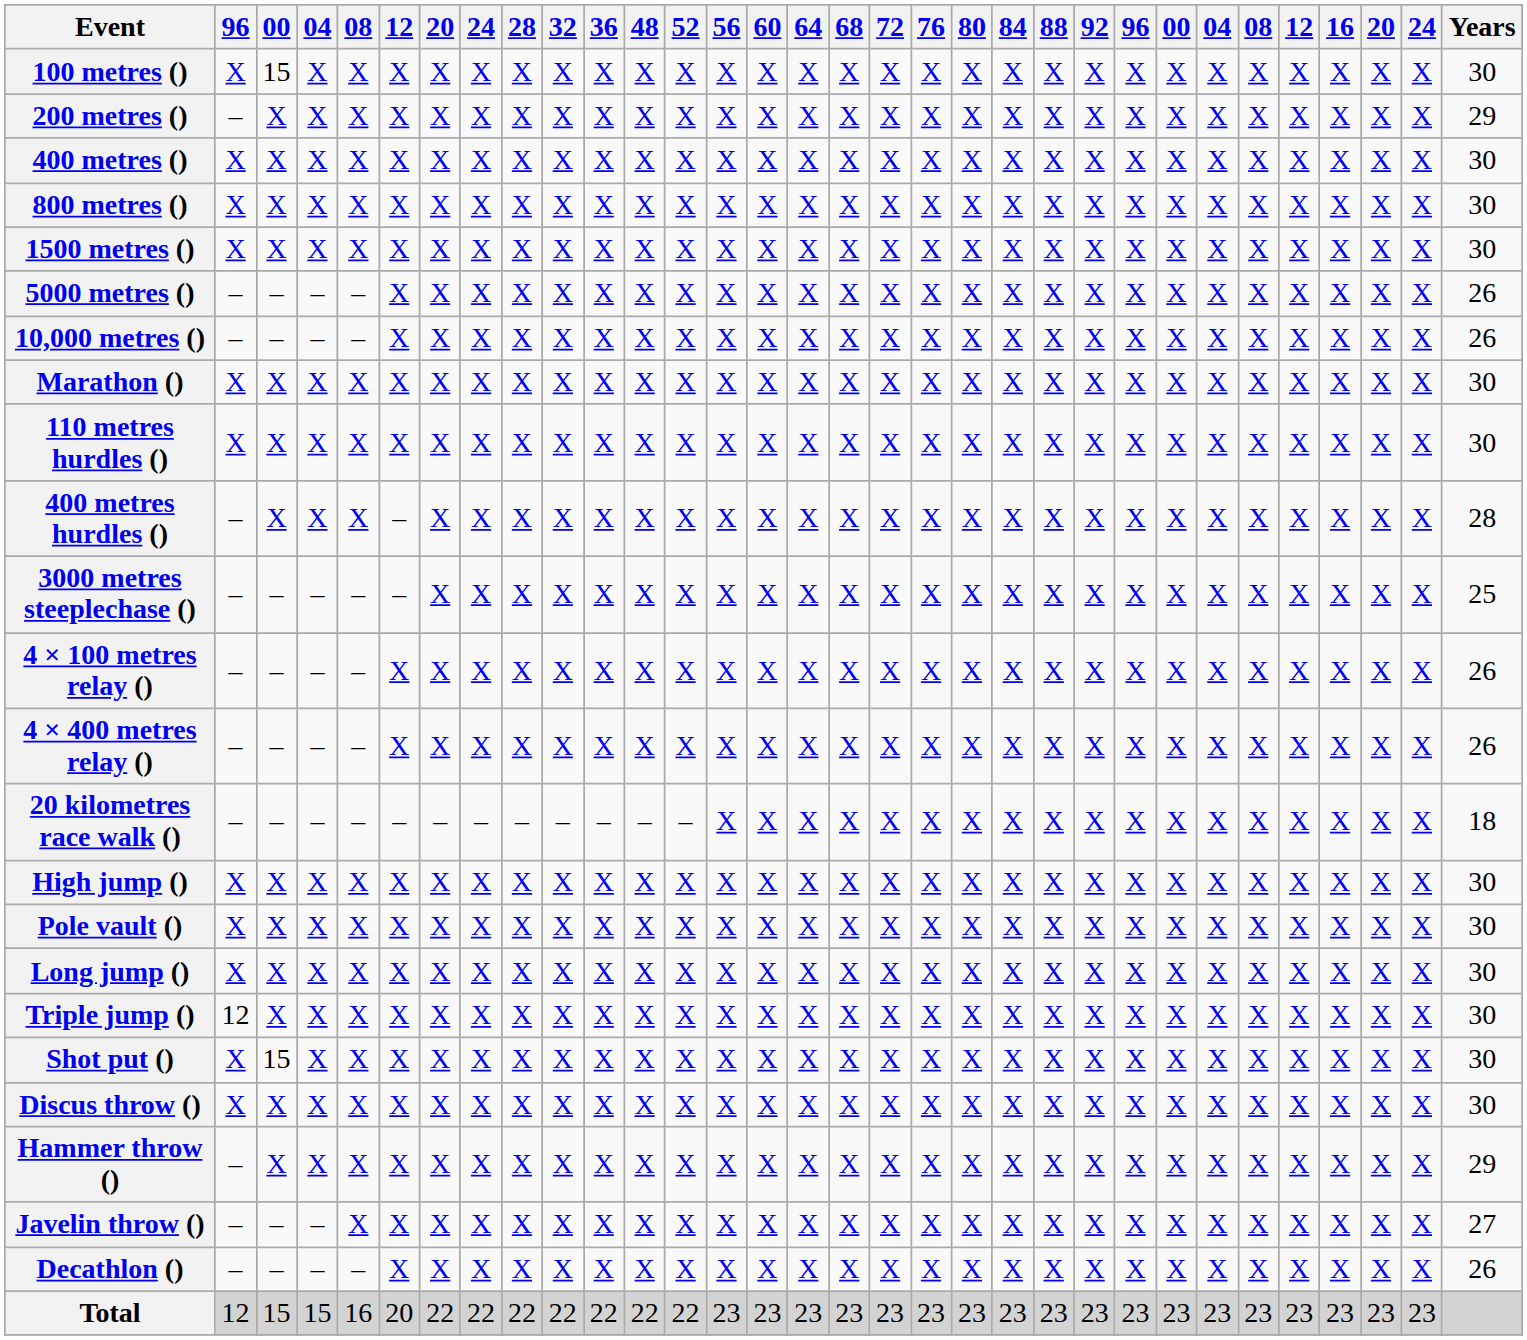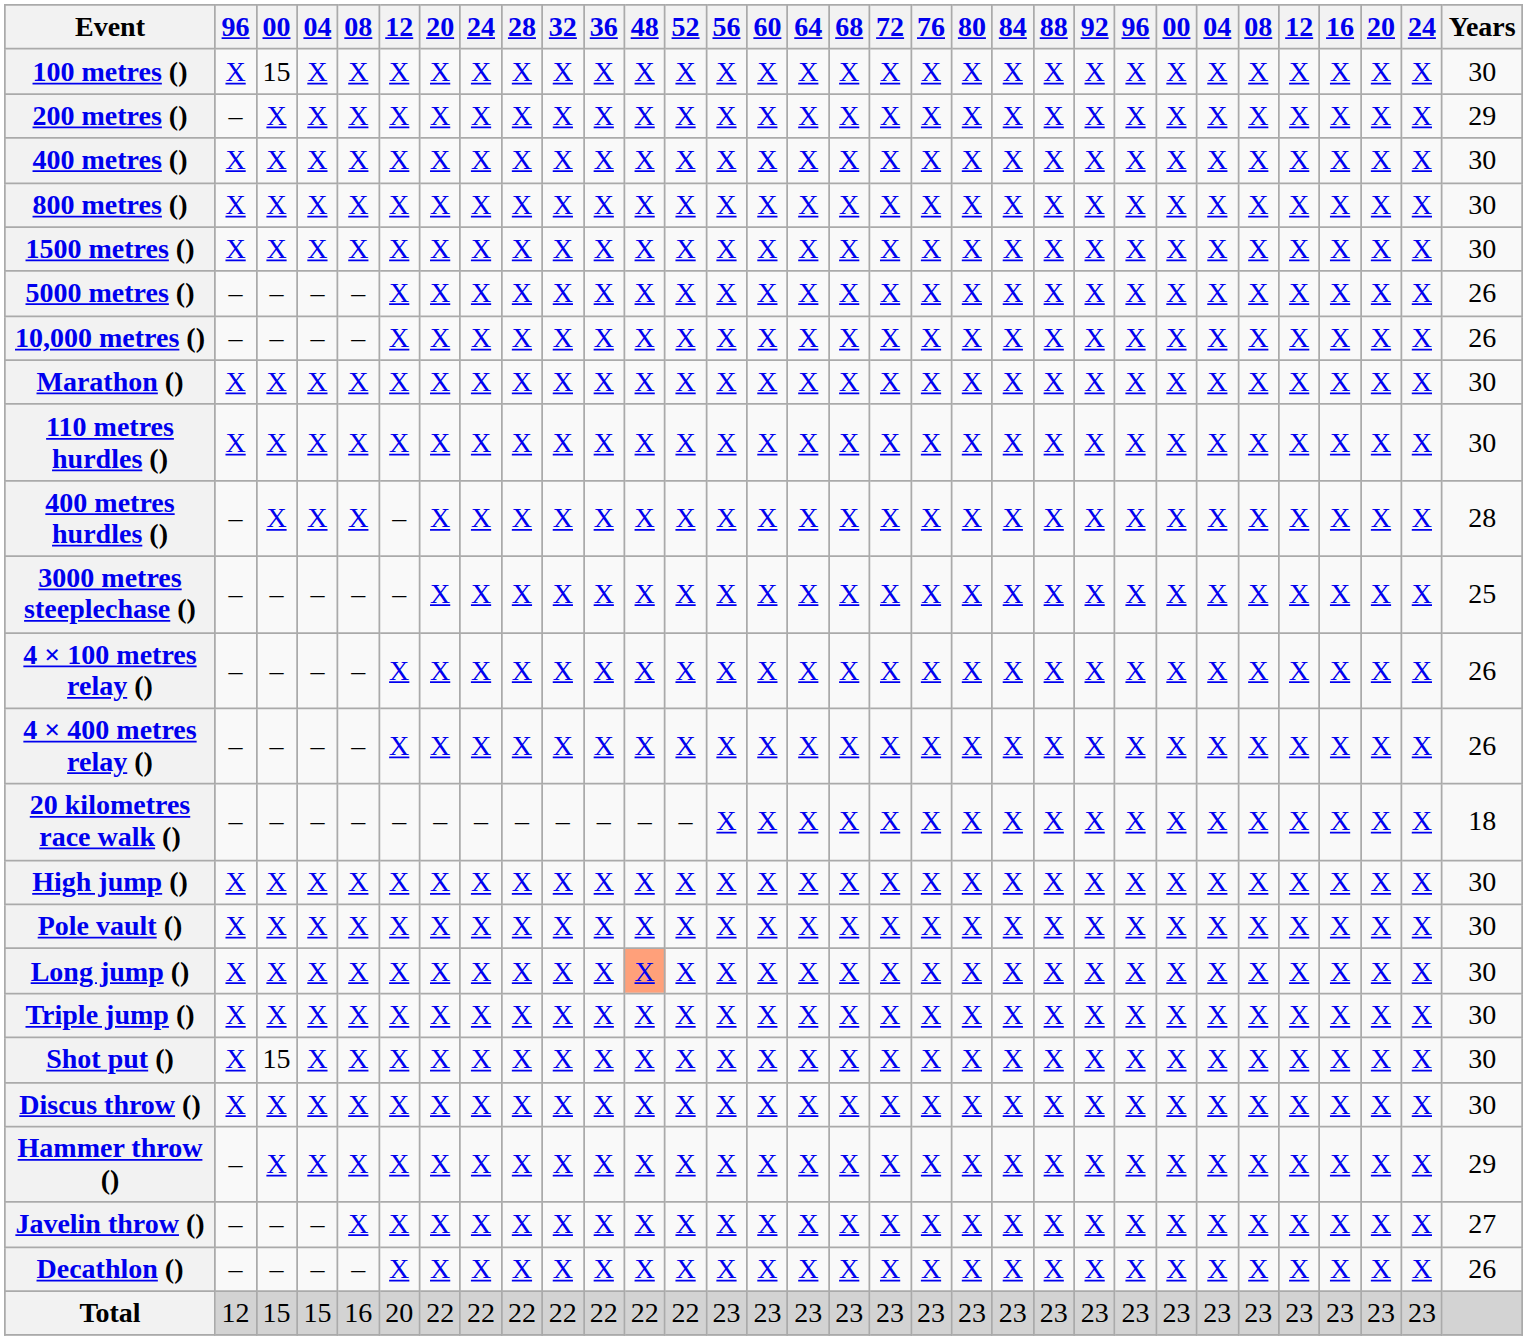(645, 970) no background -> (645, 970) lightsalmon background
(236, 1015) 12 -> (236, 1015) X
